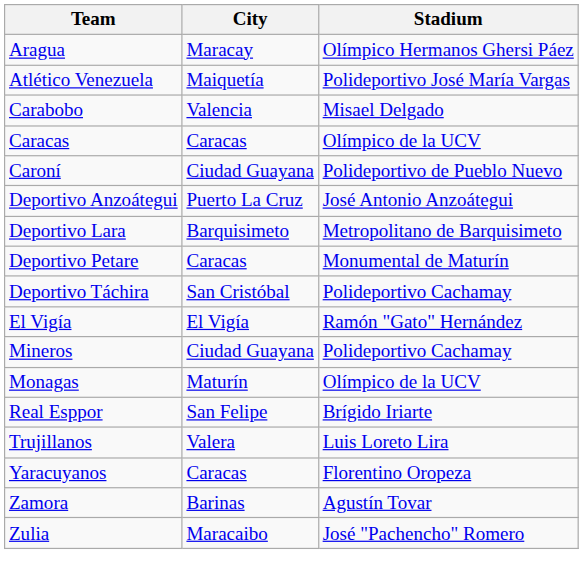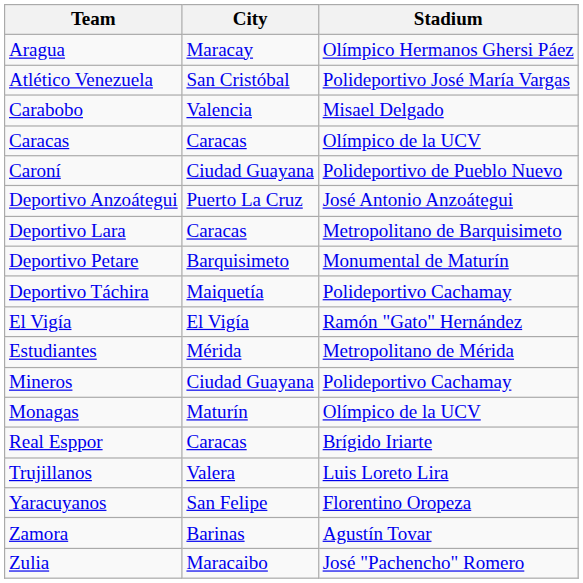(225, 79) Maiquetía -> (238, 79) San Cristóbal
(238, 230) Barquisimeto -> (217, 230) Caracas
(217, 261) Caracas -> (238, 261) Barquisimeto
(238, 291) San Cristóbal -> (225, 291) Maiquetía
+ row: (53, 351)
(227, 412) San Felipe -> (217, 442) Caracas
(217, 472) Caracas -> (227, 502) San Felipe
